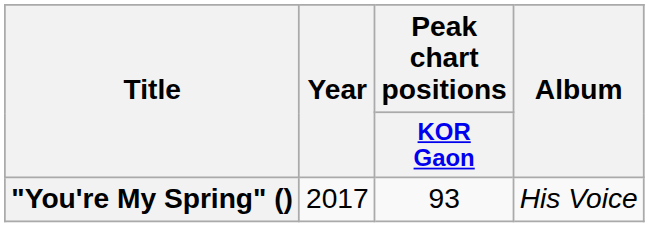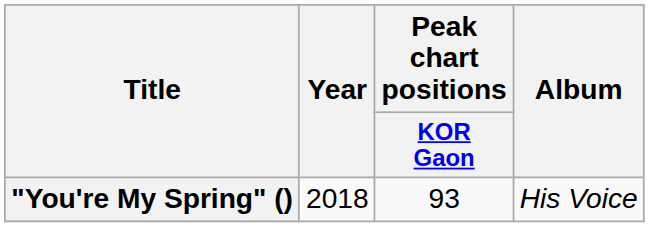(337, 198) 2017 -> (337, 198) 2018
